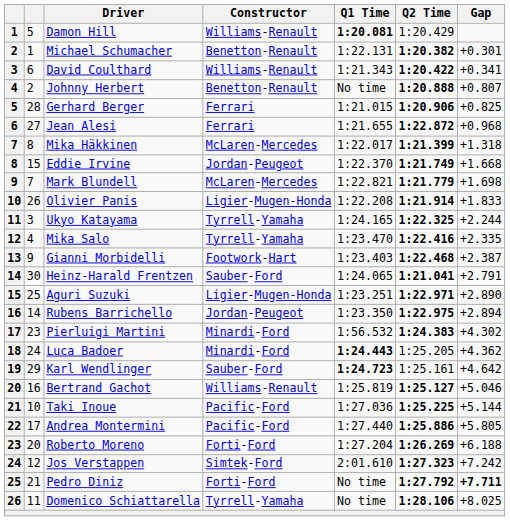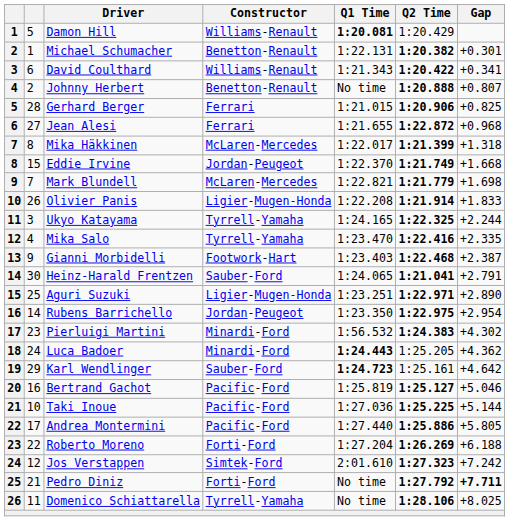(481, 314) +2.894 -> (481, 314) +2.954
(262, 389) Williams-Renault -> (248, 389) Pacific-Ford
(34, 445) 20 -> (34, 445) 22
